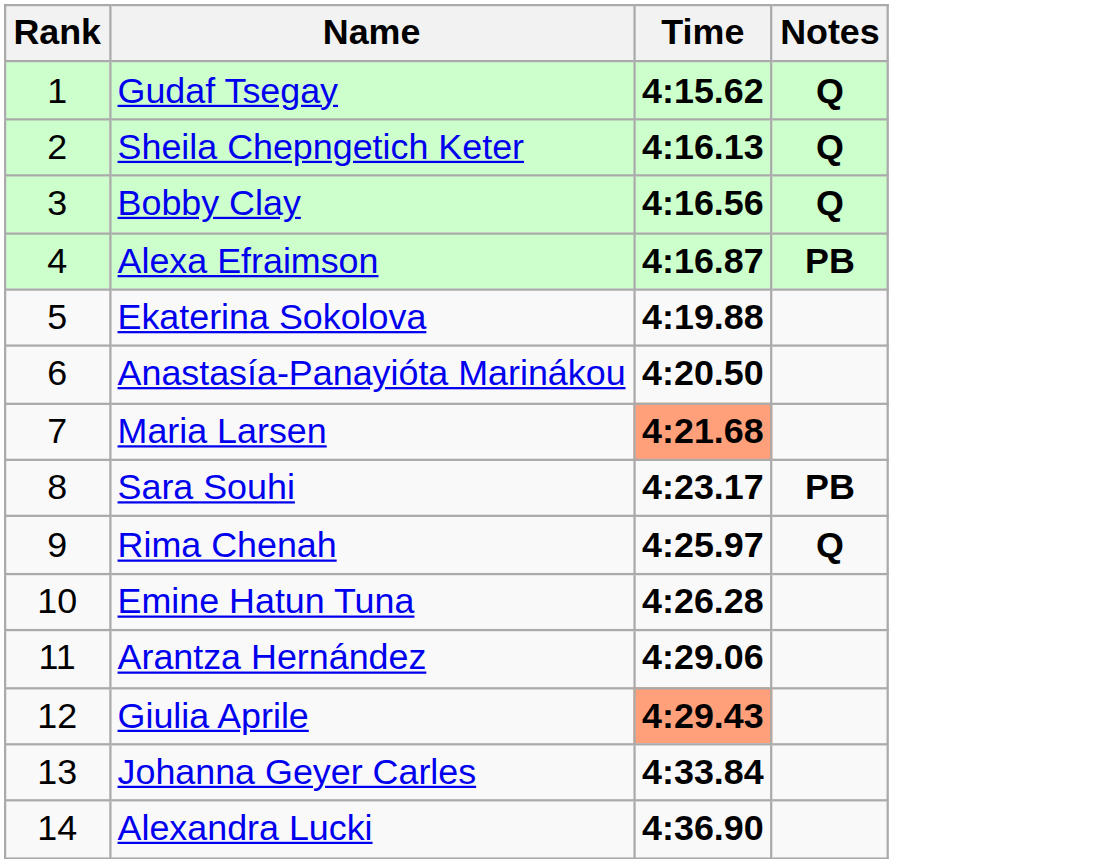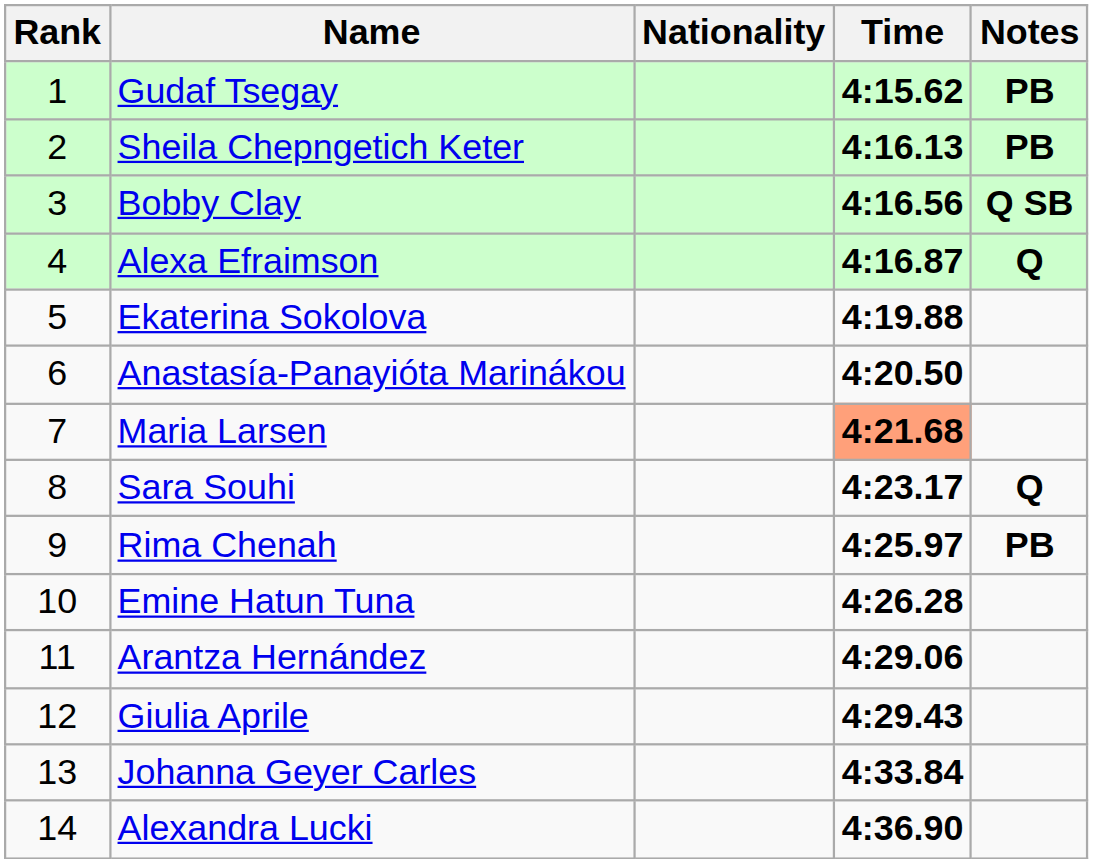+ column: (734, 32)
(830, 89) Q -> (1030, 89) PB
(830, 146) Q -> (1030, 146) PB
(830, 203) Q -> (1030, 203) Q SB
(830, 260) PB -> (1030, 260) Q
(830, 487) PB -> (1030, 487) Q
(830, 544) Q -> (1030, 544) PB
(703, 715) lightsalmon background -> (903, 715) no background
